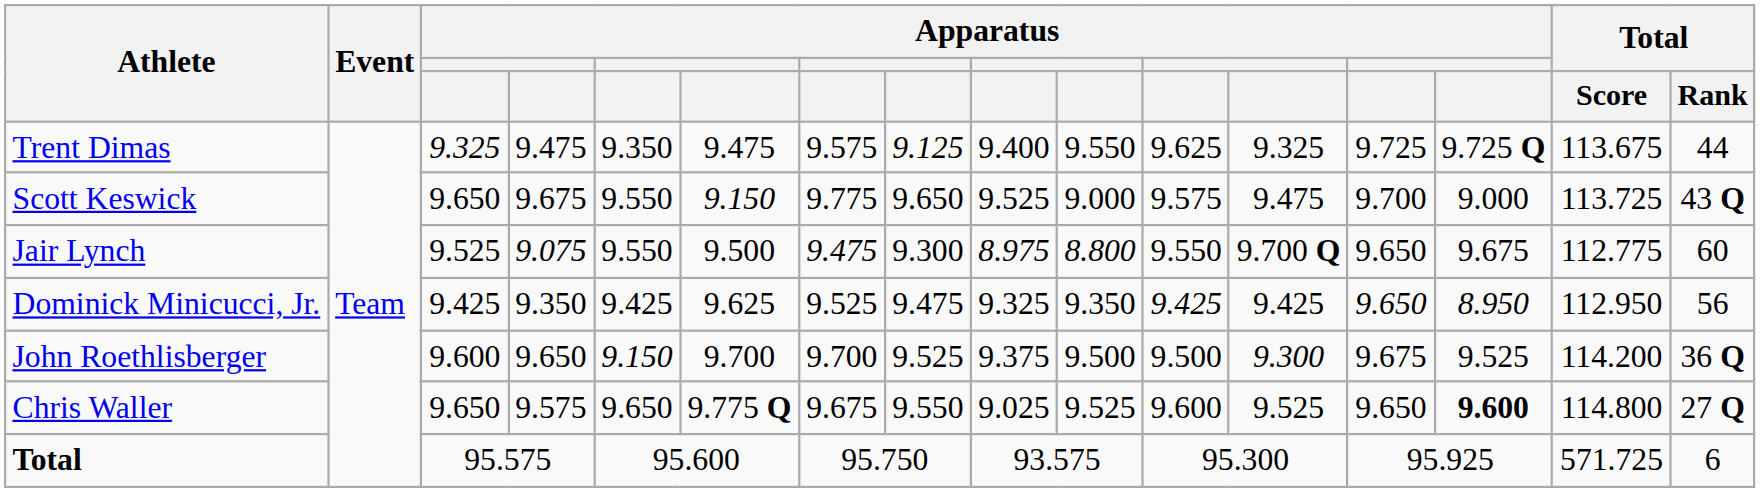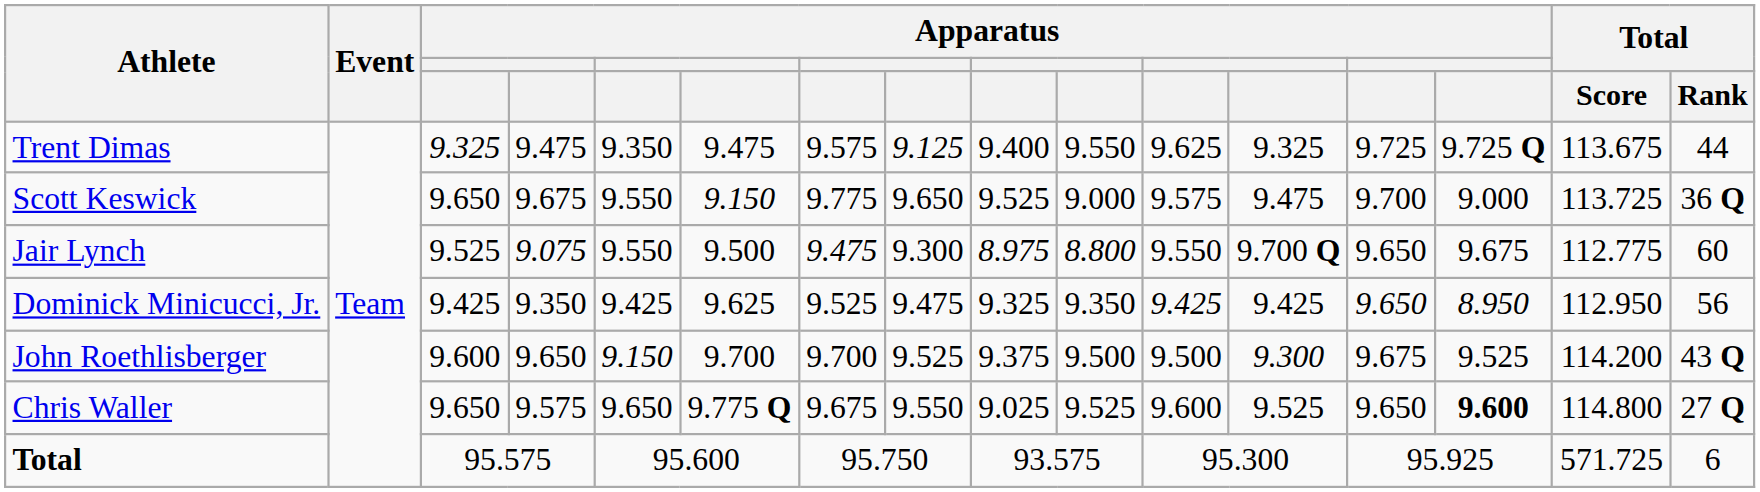(1713, 199) 43 Q -> (1713, 199) 36 Q
(1713, 355) 36 Q -> (1713, 355) 43 Q
